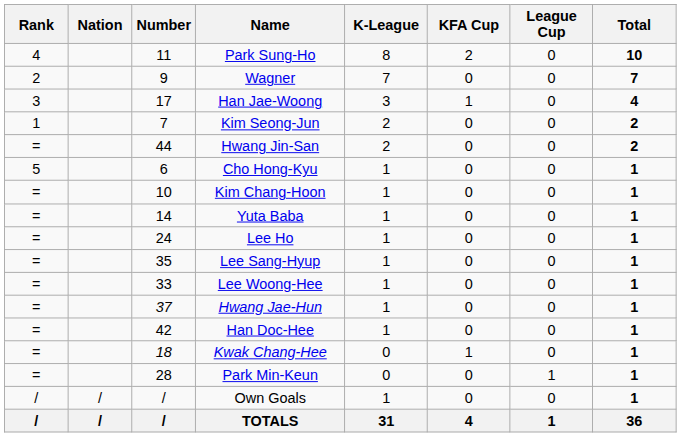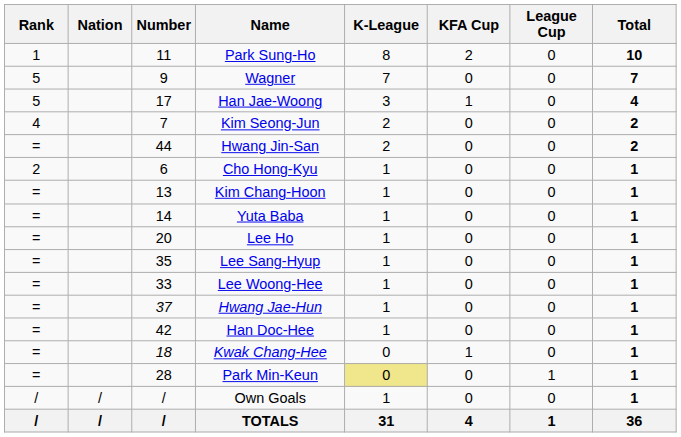(36, 55) 4 -> (36, 55) 1
(36, 78) 2 -> (36, 78) 5
(36, 101) 3 -> (36, 101) 5
(36, 124) 1 -> (36, 124) 4
(36, 169) 5 -> (36, 169) 2
(164, 192) 10 -> (164, 192) 13
(164, 238) 24 -> (164, 238) 20
(386, 375) no background -> (386, 375) khaki background
